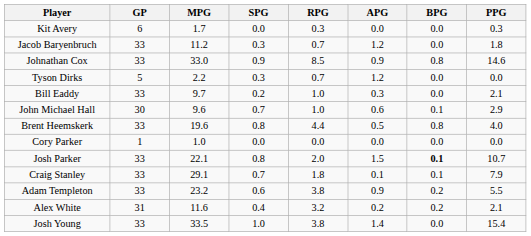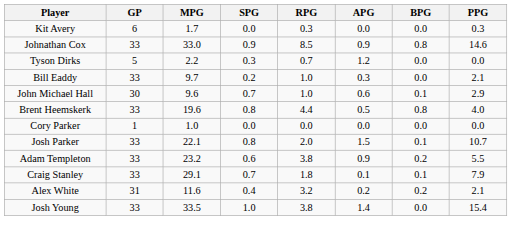- row: (57, 45)
(437, 158) bold -> (421, 142) normal
rows swapped: (57, 175) <-> (57, 191)
